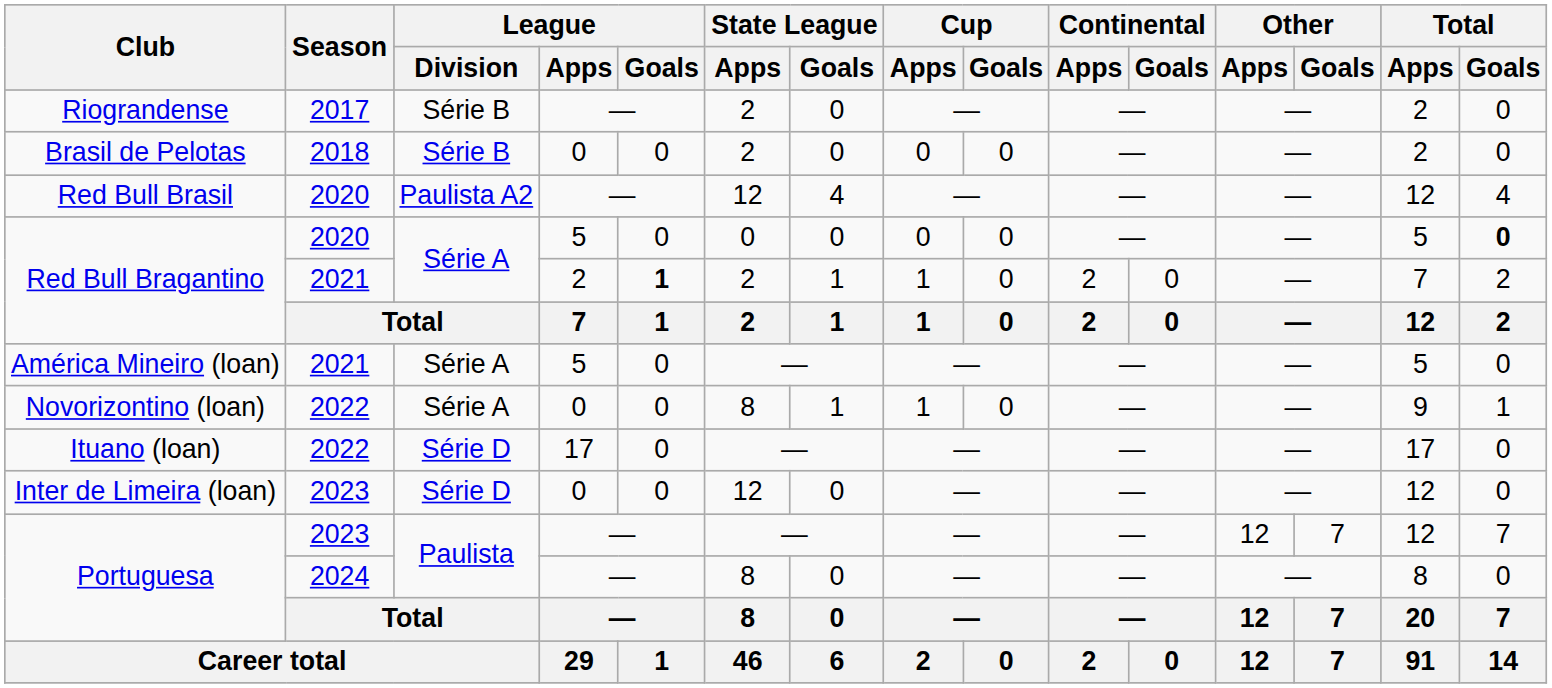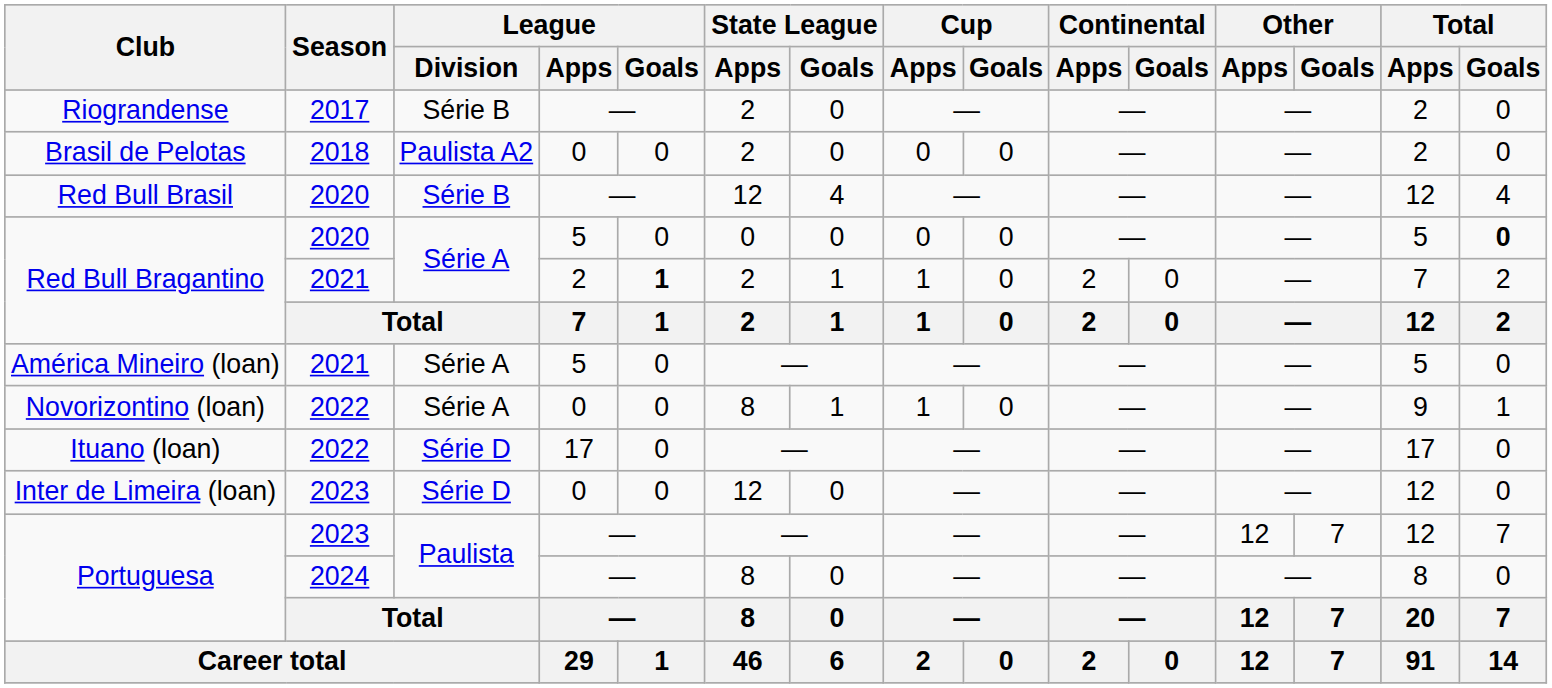(466, 152) Série B -> (466, 152) Paulista A2
(466, 195) Paulista A2 -> (466, 195) Série B
